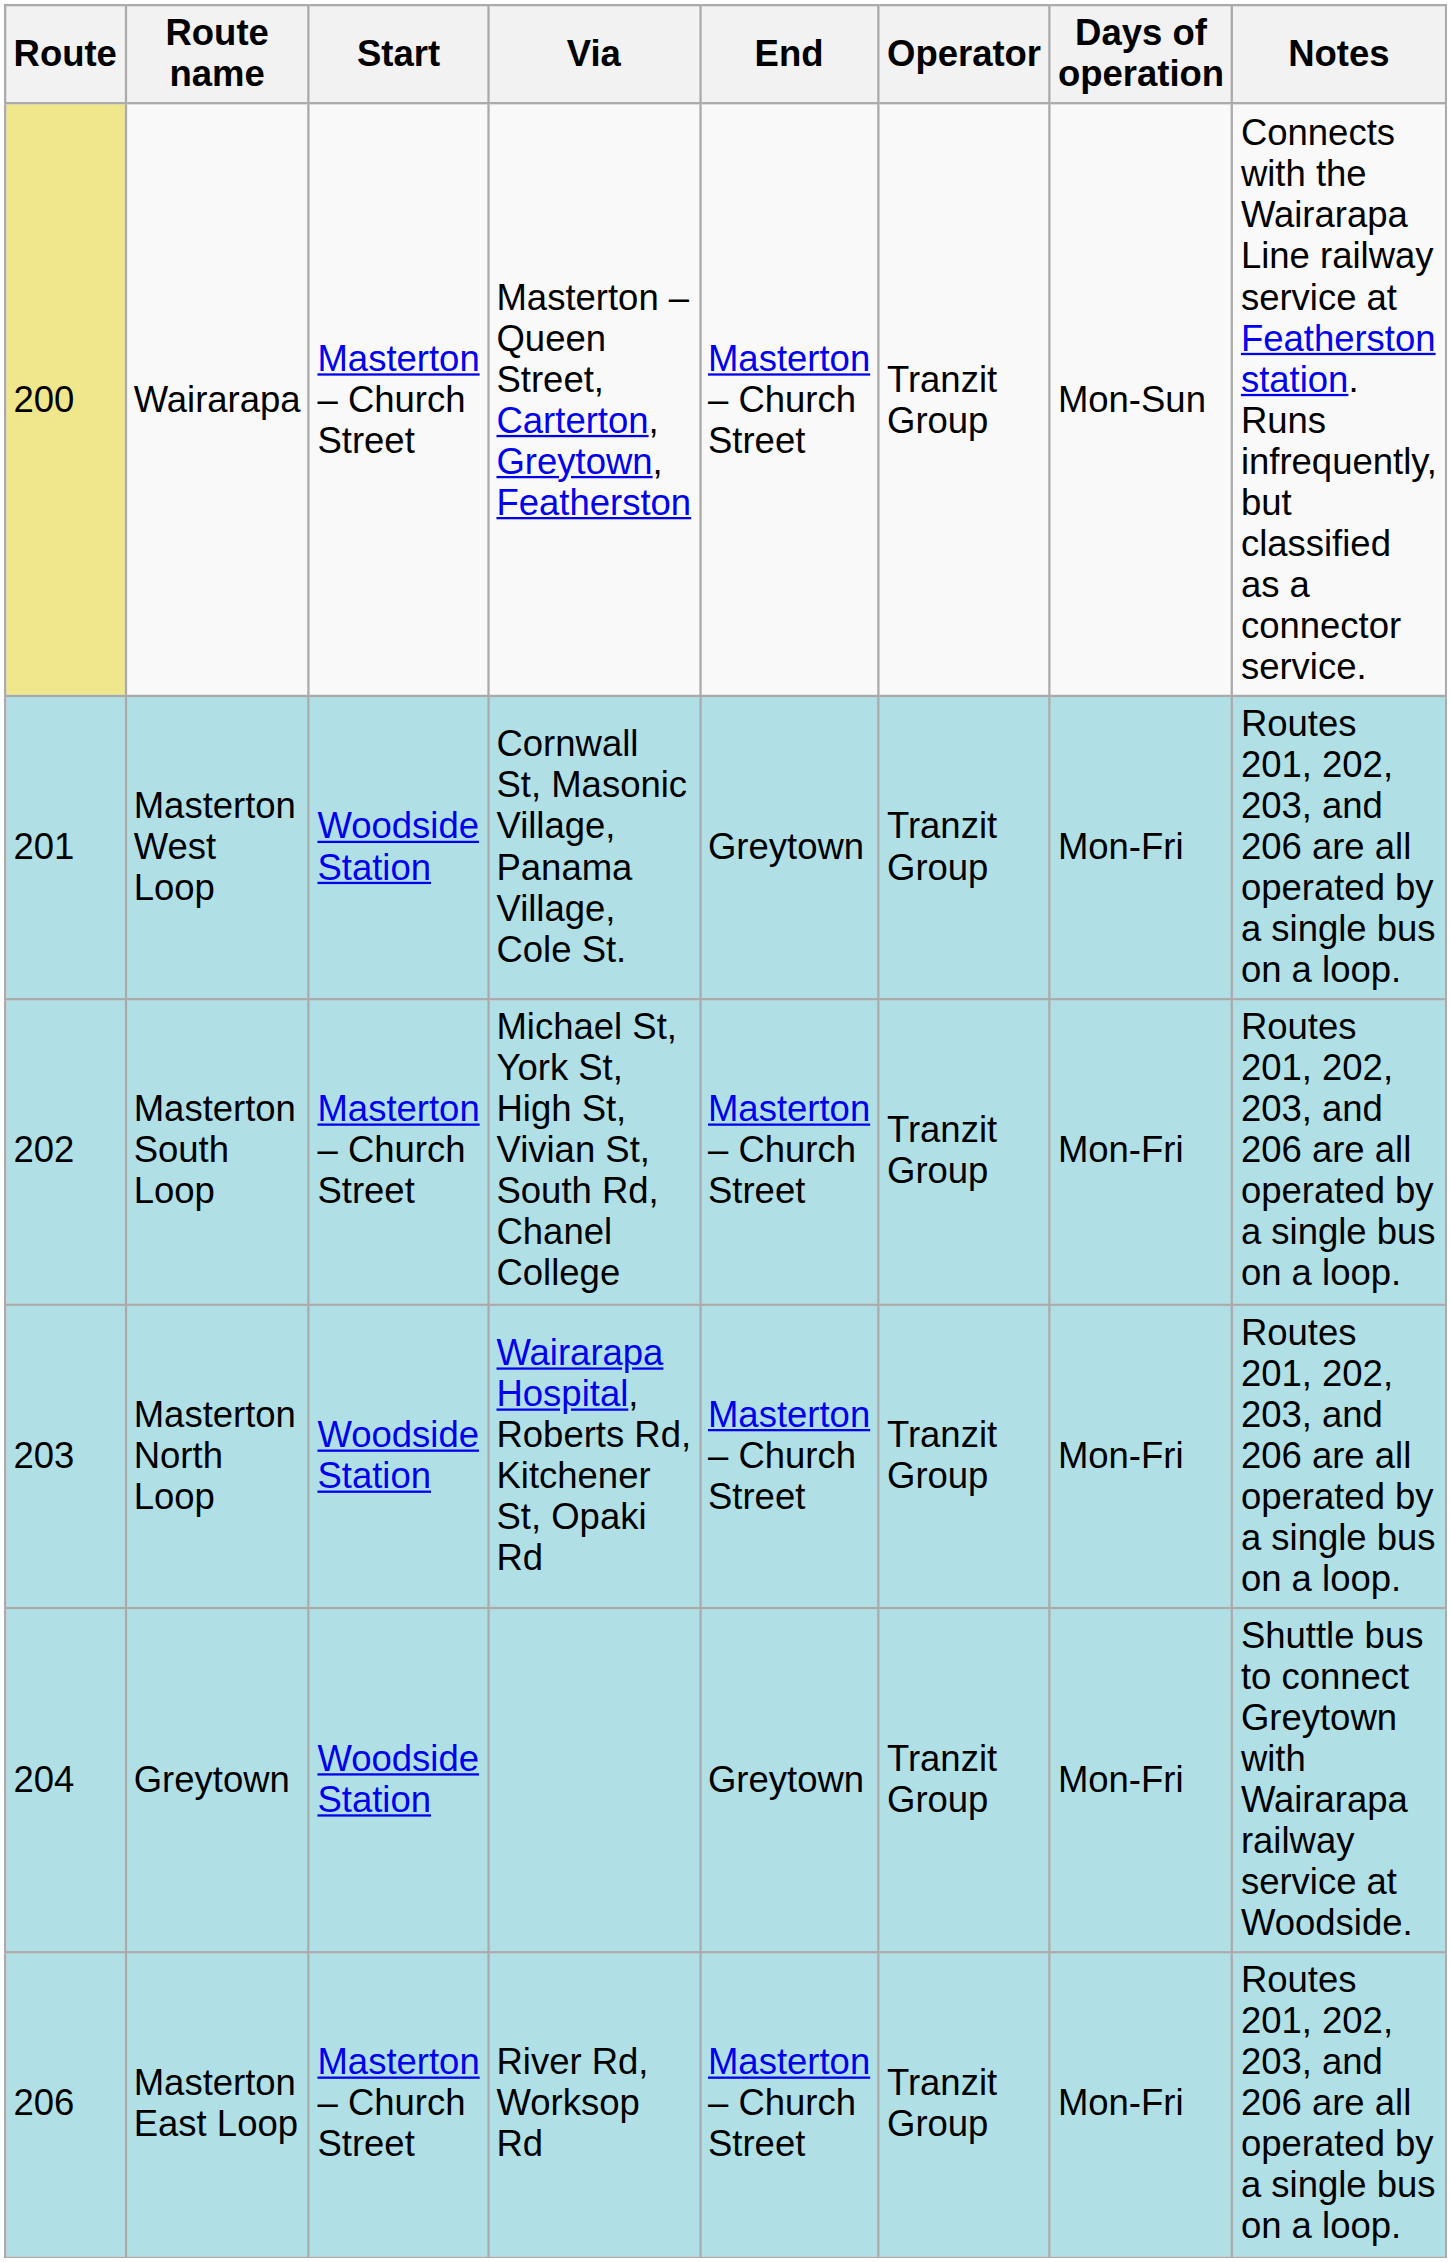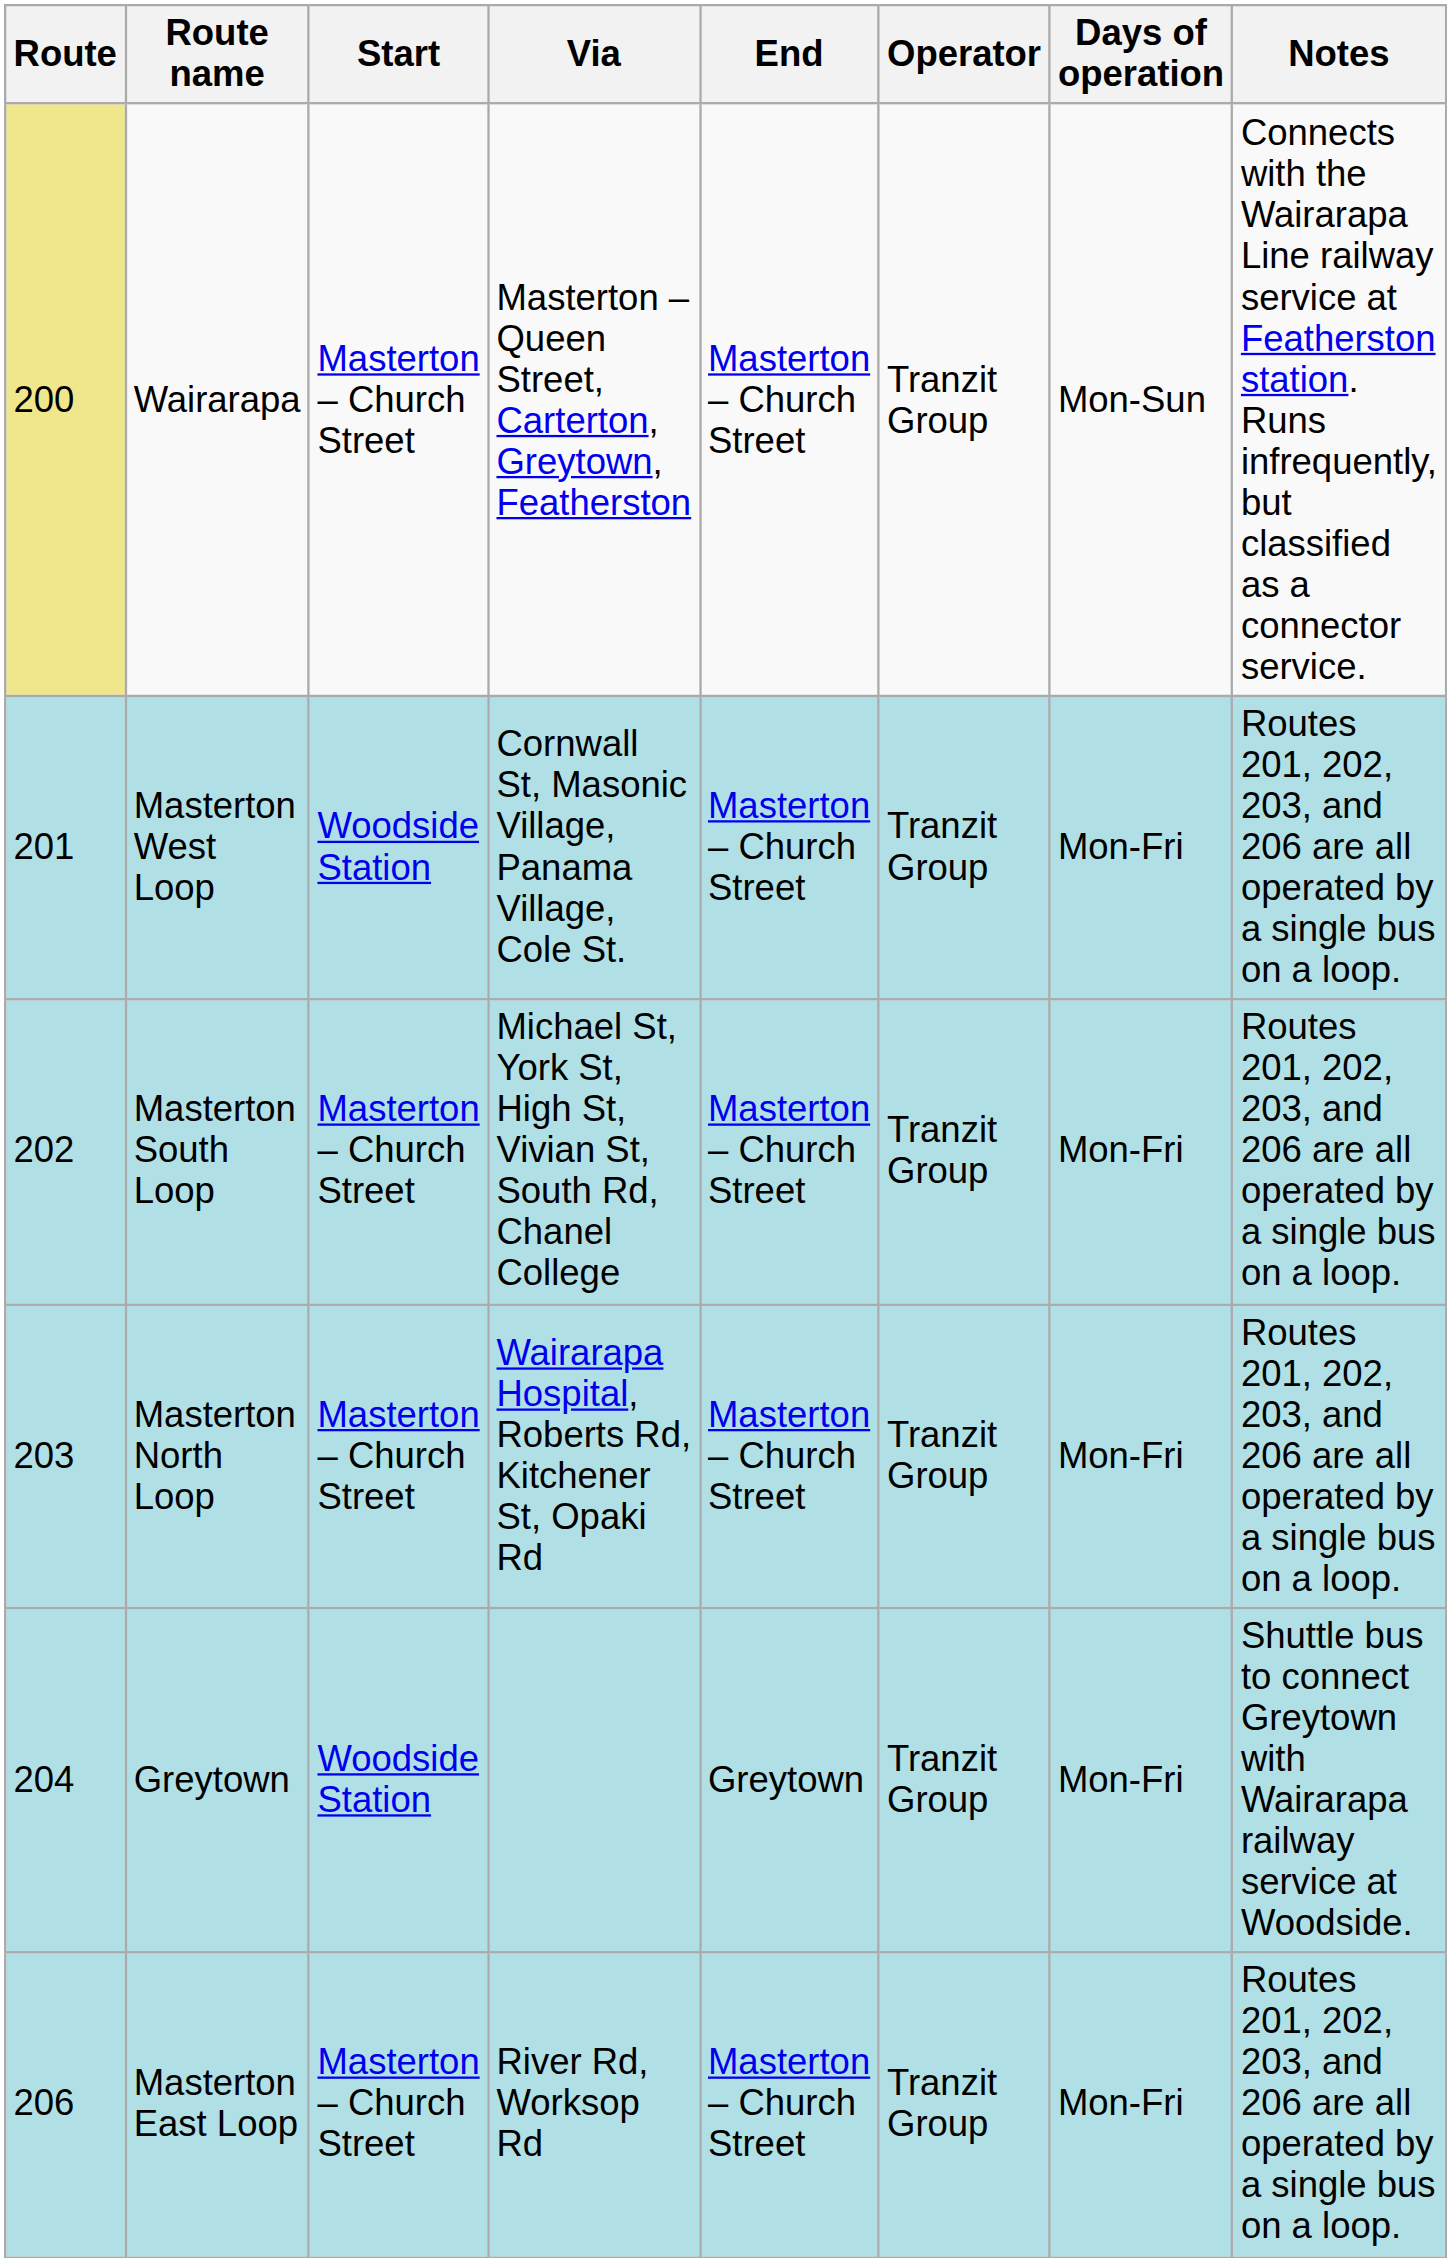(786, 846) Greytown -> (789, 846) Masterton – Church Street
(398, 1455) Woodside Station -> (399, 1455) Masterton – Church Street
